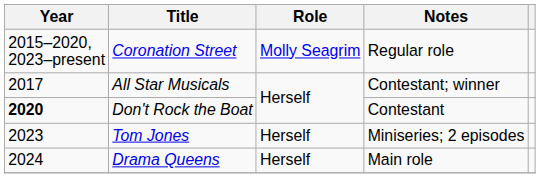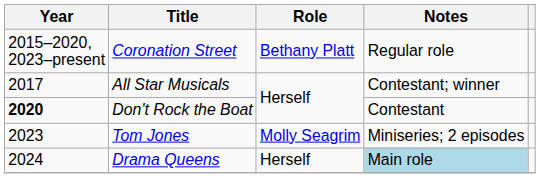(310, 51) Molly Seagrim -> (307, 51) Bethany Platt
(285, 135) Herself -> (310, 135) Molly Seagrim
(400, 160) no background -> (400, 160) lightblue background
